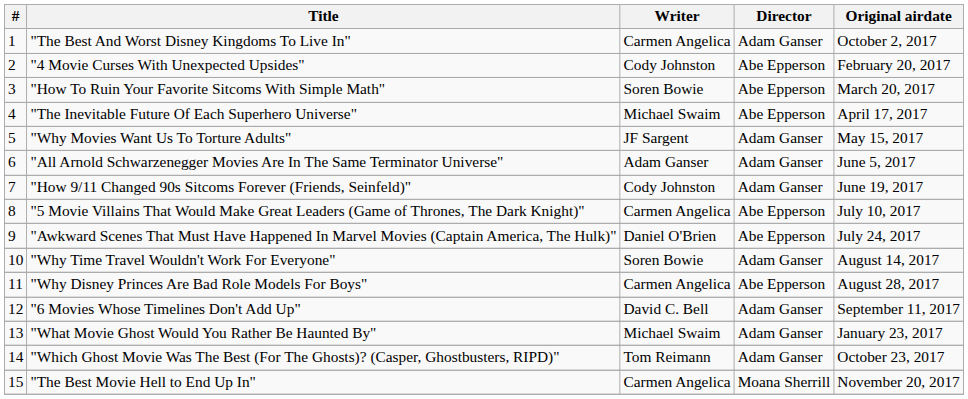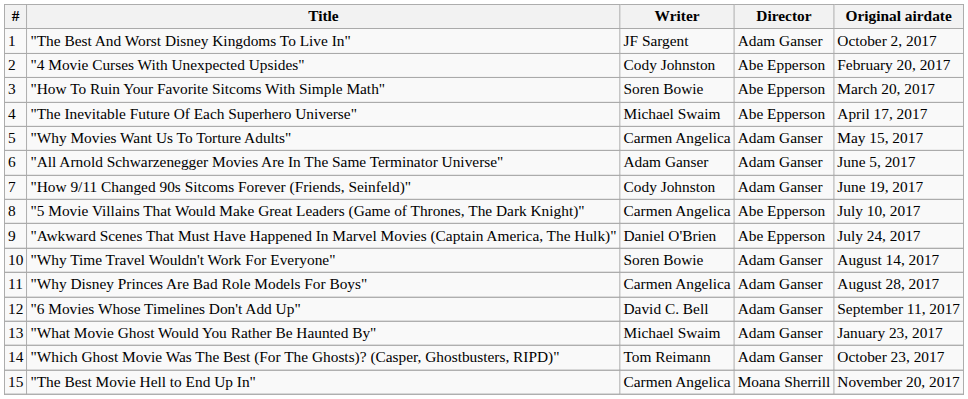(677, 41) Carmen Angelica -> (656, 41) JF Sargent
(656, 138) JF Sargent -> (677, 138) Carmen Angelica
(781, 284) Abe Epperson -> (780, 284) Adam Ganser
